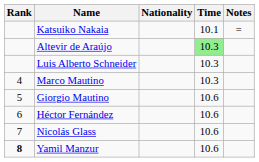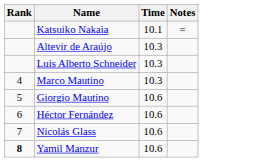- column: (167, 13)
(209, 47) lightgreen background -> (153, 47) no background
